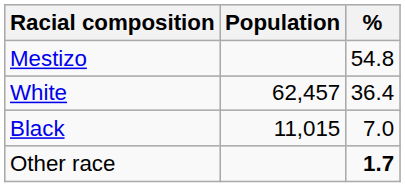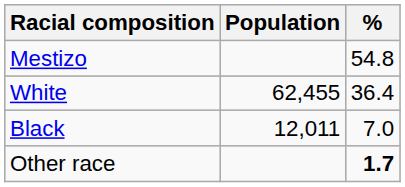(306, 93) 62,457 -> (306, 93) 62,455
(307, 129) 11,015 -> (307, 129) 12,011
